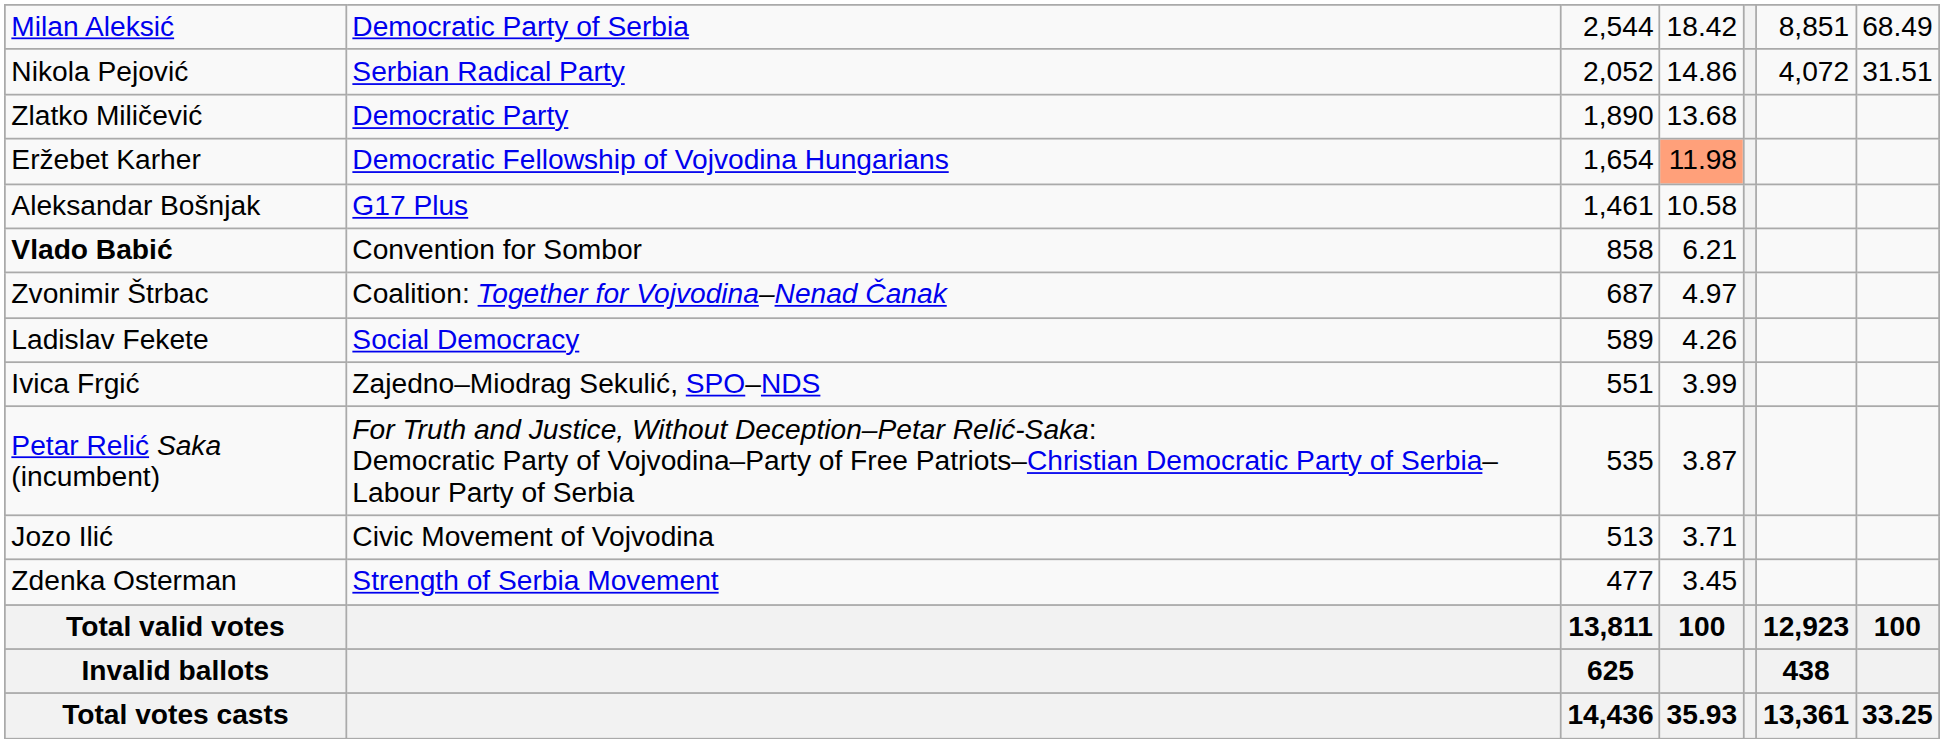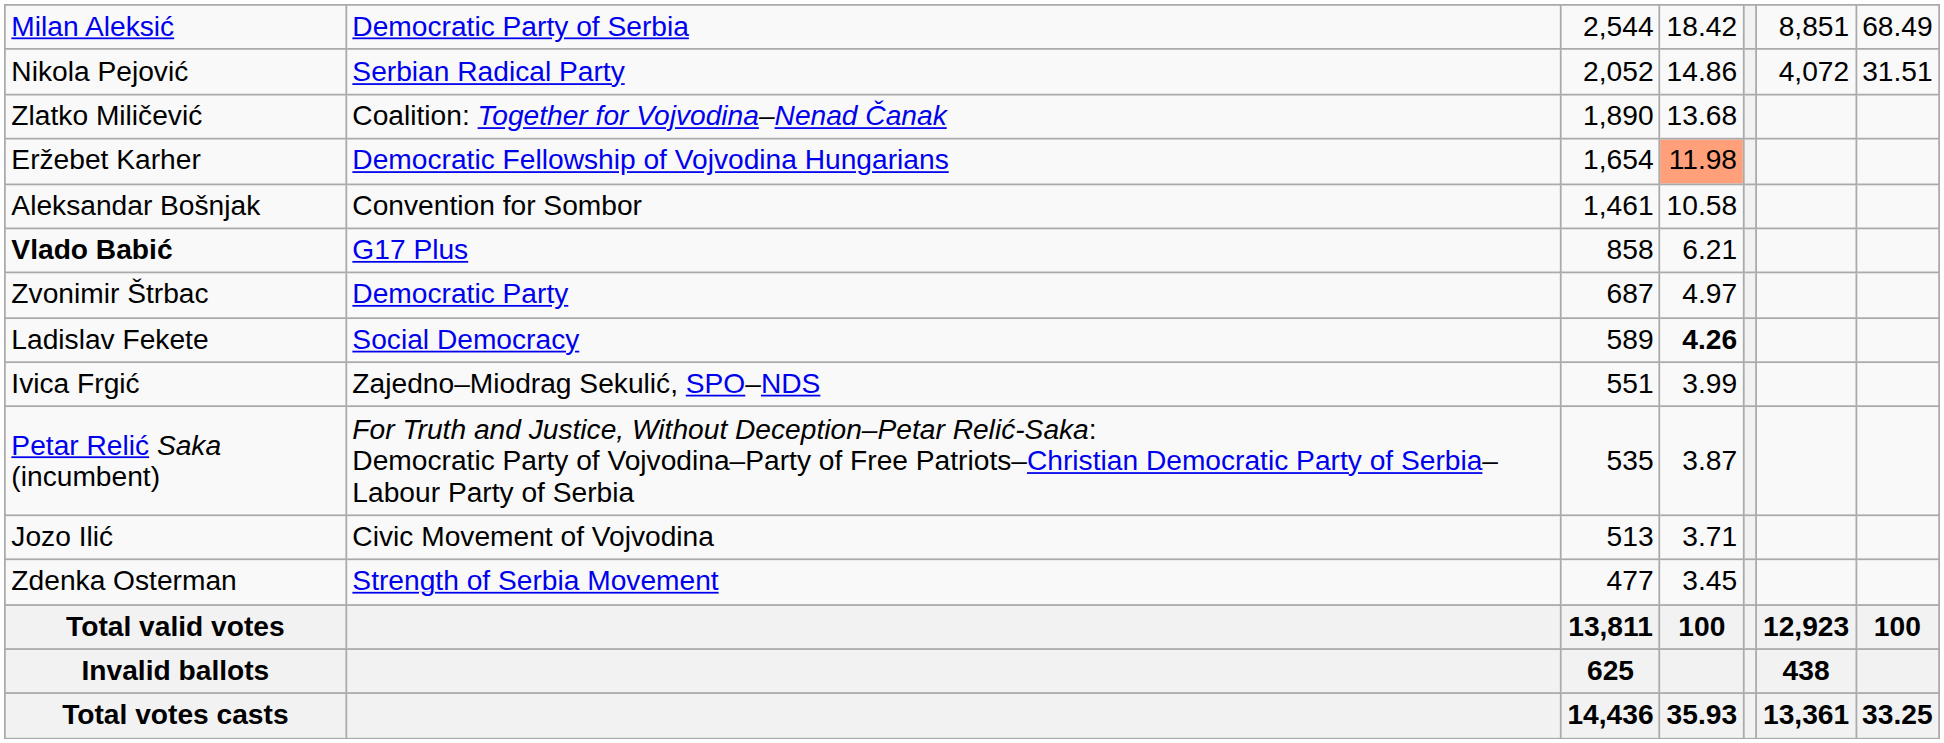(460, 116) Democratic Party -> (650, 116) Coalition: Together for Vojvodina–Nenad Čanak
(410, 205) G17 Plus -> (497, 205) Convention for Sombor
(497, 250) Convention for Sombor -> (410, 250) G17 Plus
(650, 294) Coalition: Together for Vojvodina–Nenad Čanak -> (460, 294) Democratic Party
(1710, 339) normal -> (1710, 339) bold
